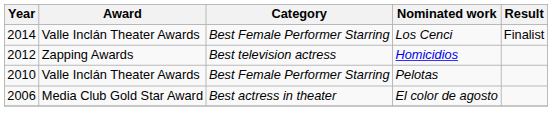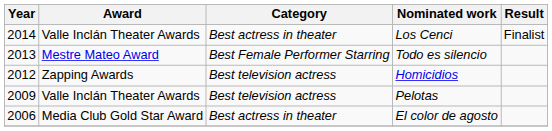(299, 34) Best Female Performer Starring -> (273, 34) Best actress in theater
+ row: (441, 55)
(22, 75) 2010 -> (22, 95) 2009
(299, 75) Best Female Performer Starring -> (273, 95) Best television actress
